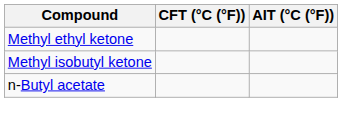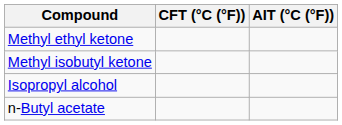+ row: (62, 85)
